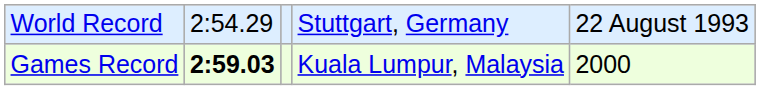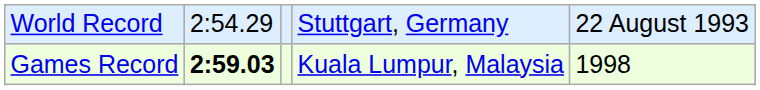(603, 63) 2000 -> (603, 63) 1998
